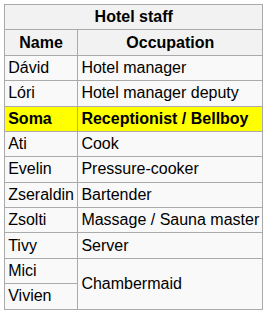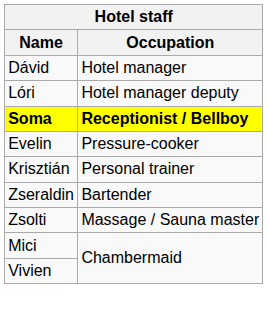- row: (18, 144)
+ row: (39, 169)
- row: (23, 245)
